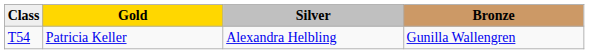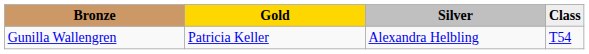columns swapped: (24, 15) <-> (494, 15)
